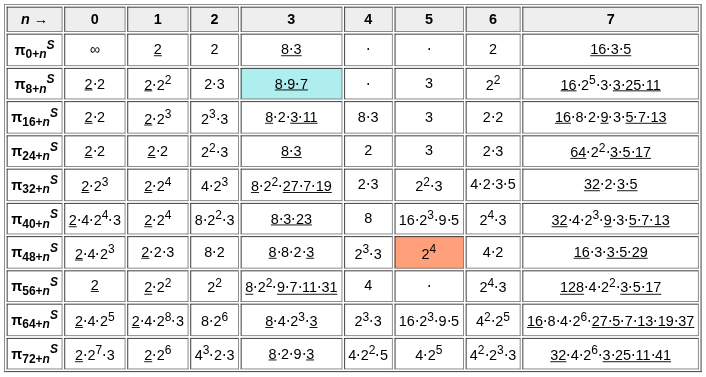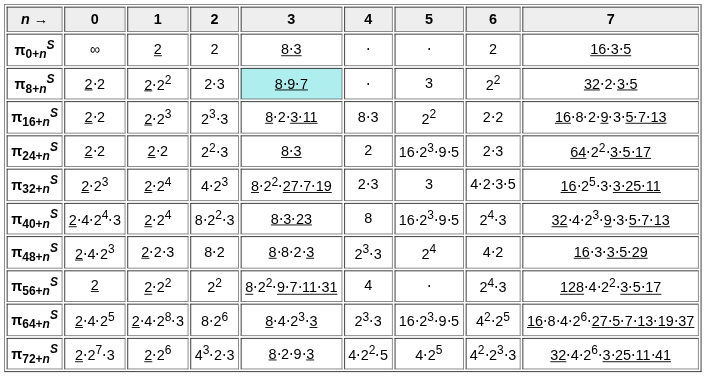(611, 83) 16⋅25⋅3⋅3⋅25⋅11 -> (611, 83) 32⋅2⋅3⋅5
(429, 117) 3 -> (429, 117) 22
(429, 151) 3 -> (429, 151) 16⋅23⋅9⋅5
(429, 184) 22⋅3 -> (429, 184) 3
(611, 185) 32⋅2⋅3⋅5 -> (611, 184) 16⋅25⋅3⋅3⋅25⋅11
(429, 252) lightsalmon background -> (429, 252) no background
